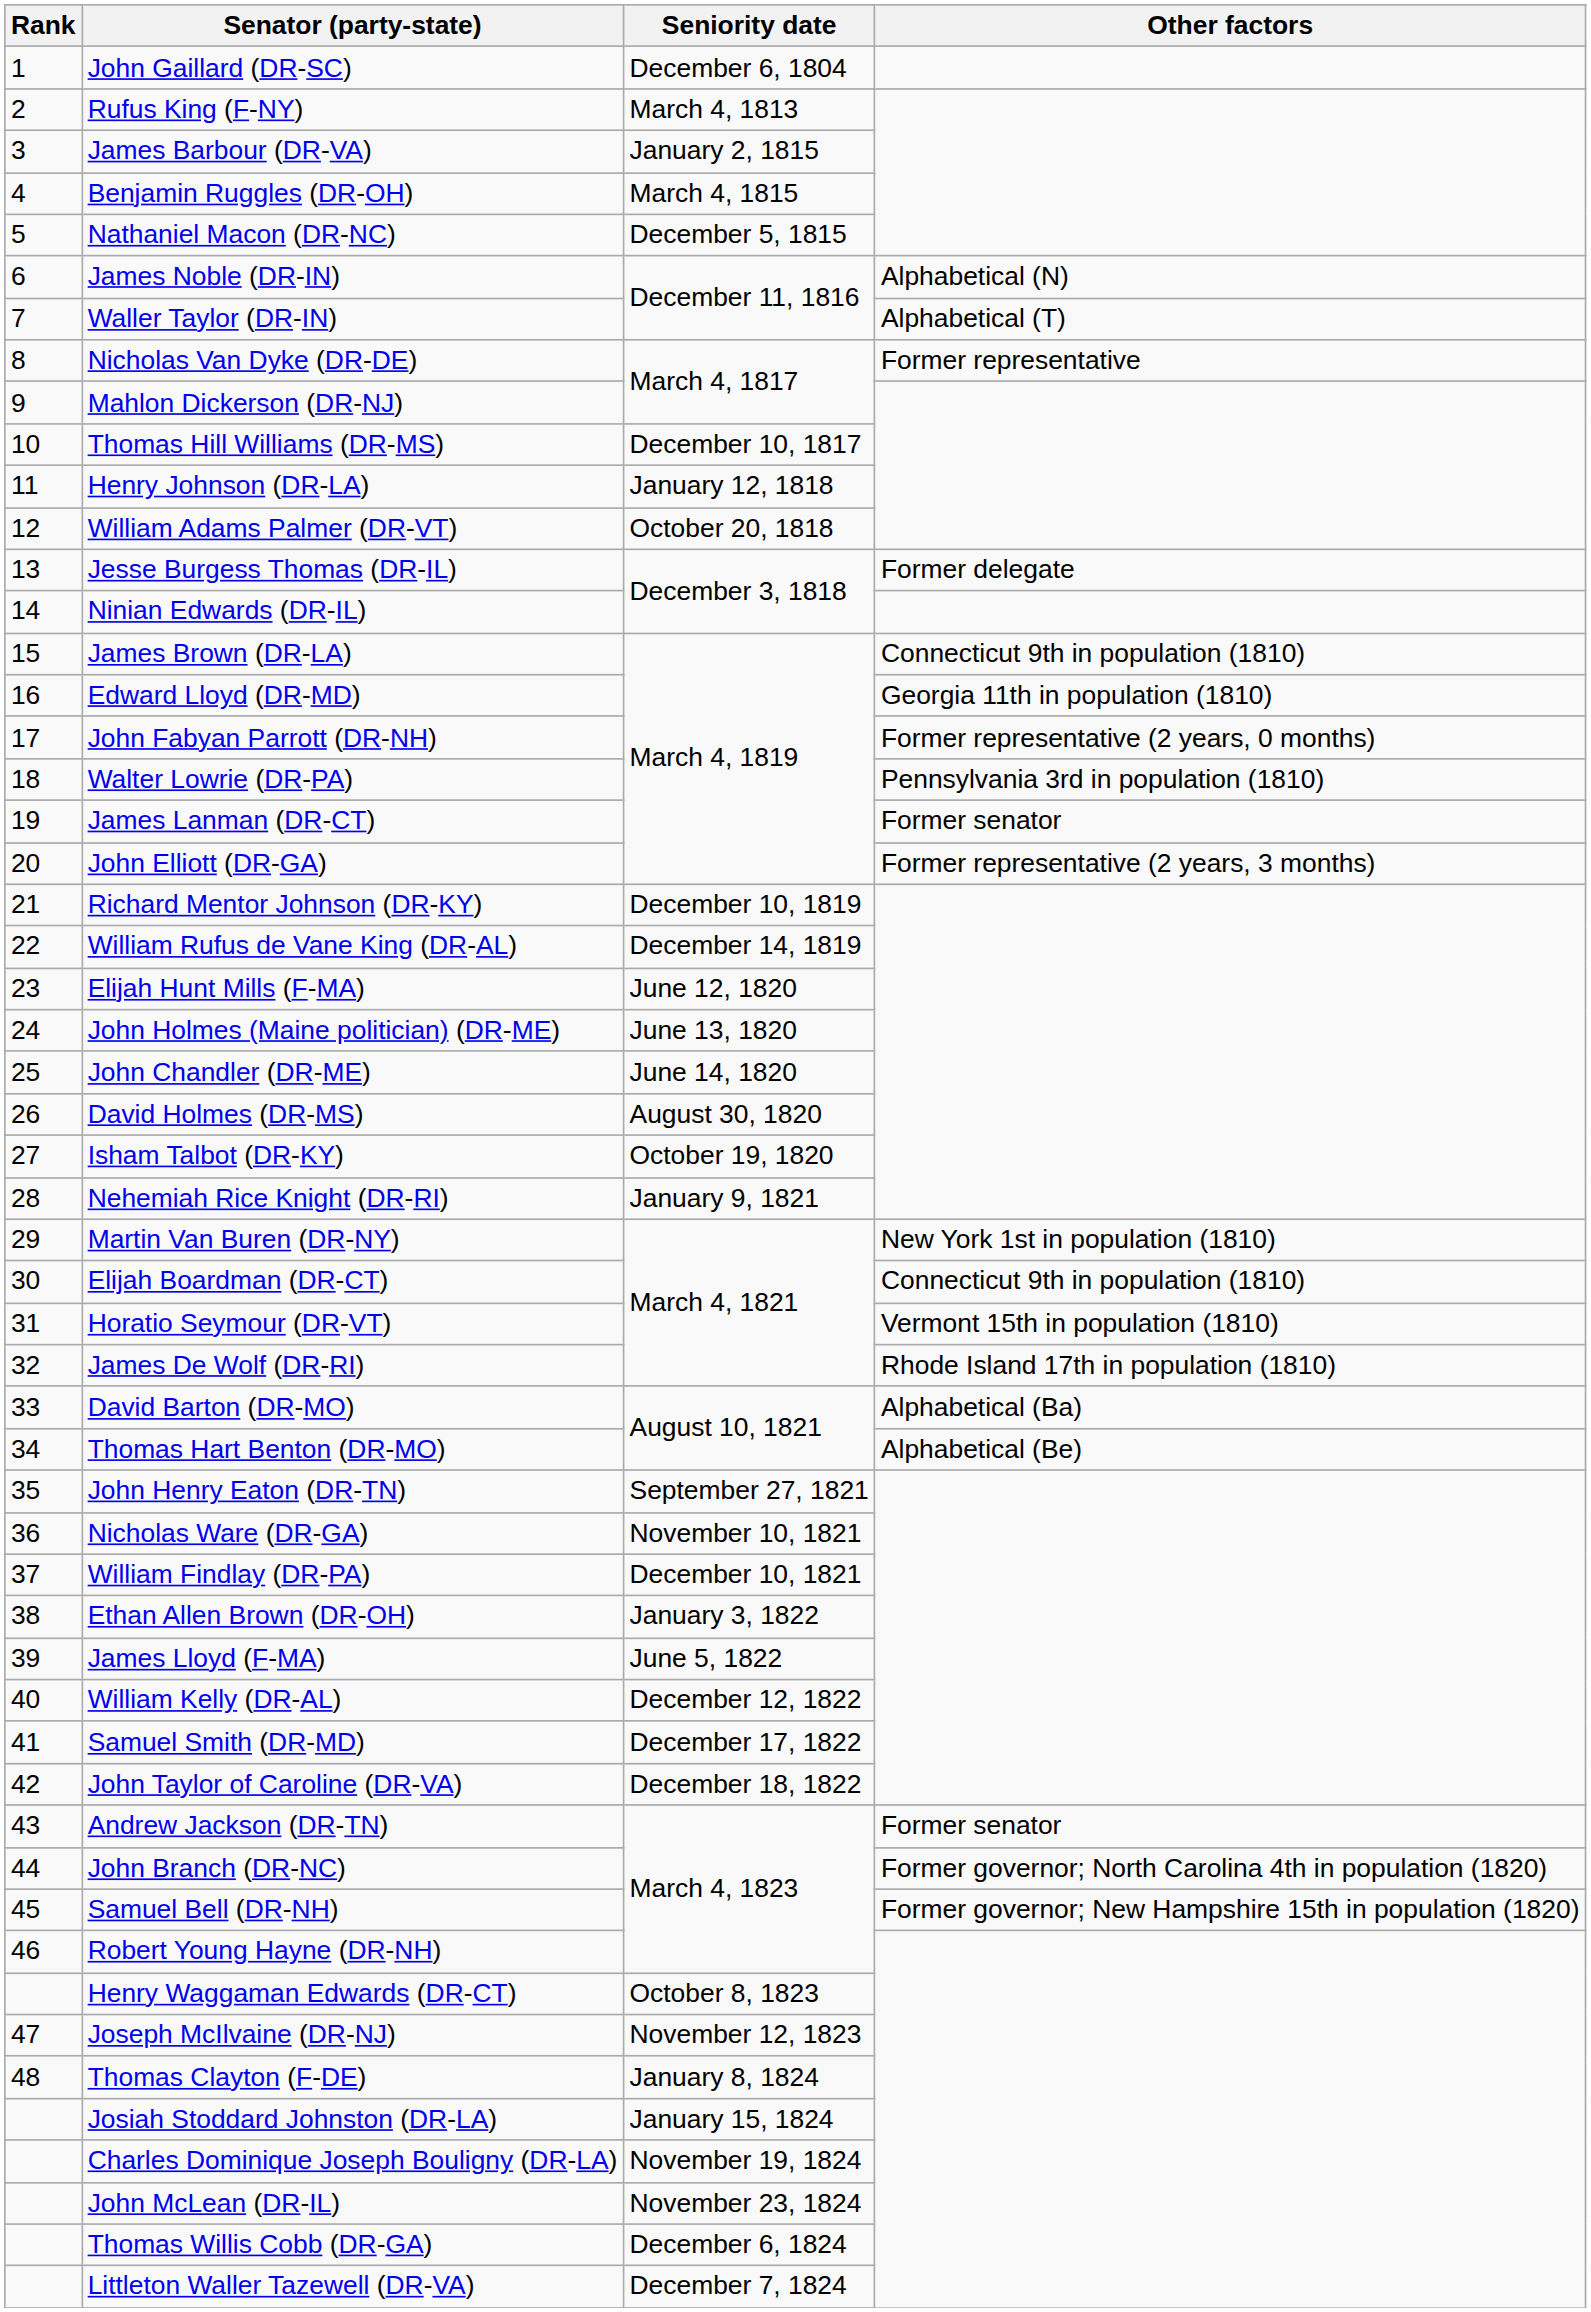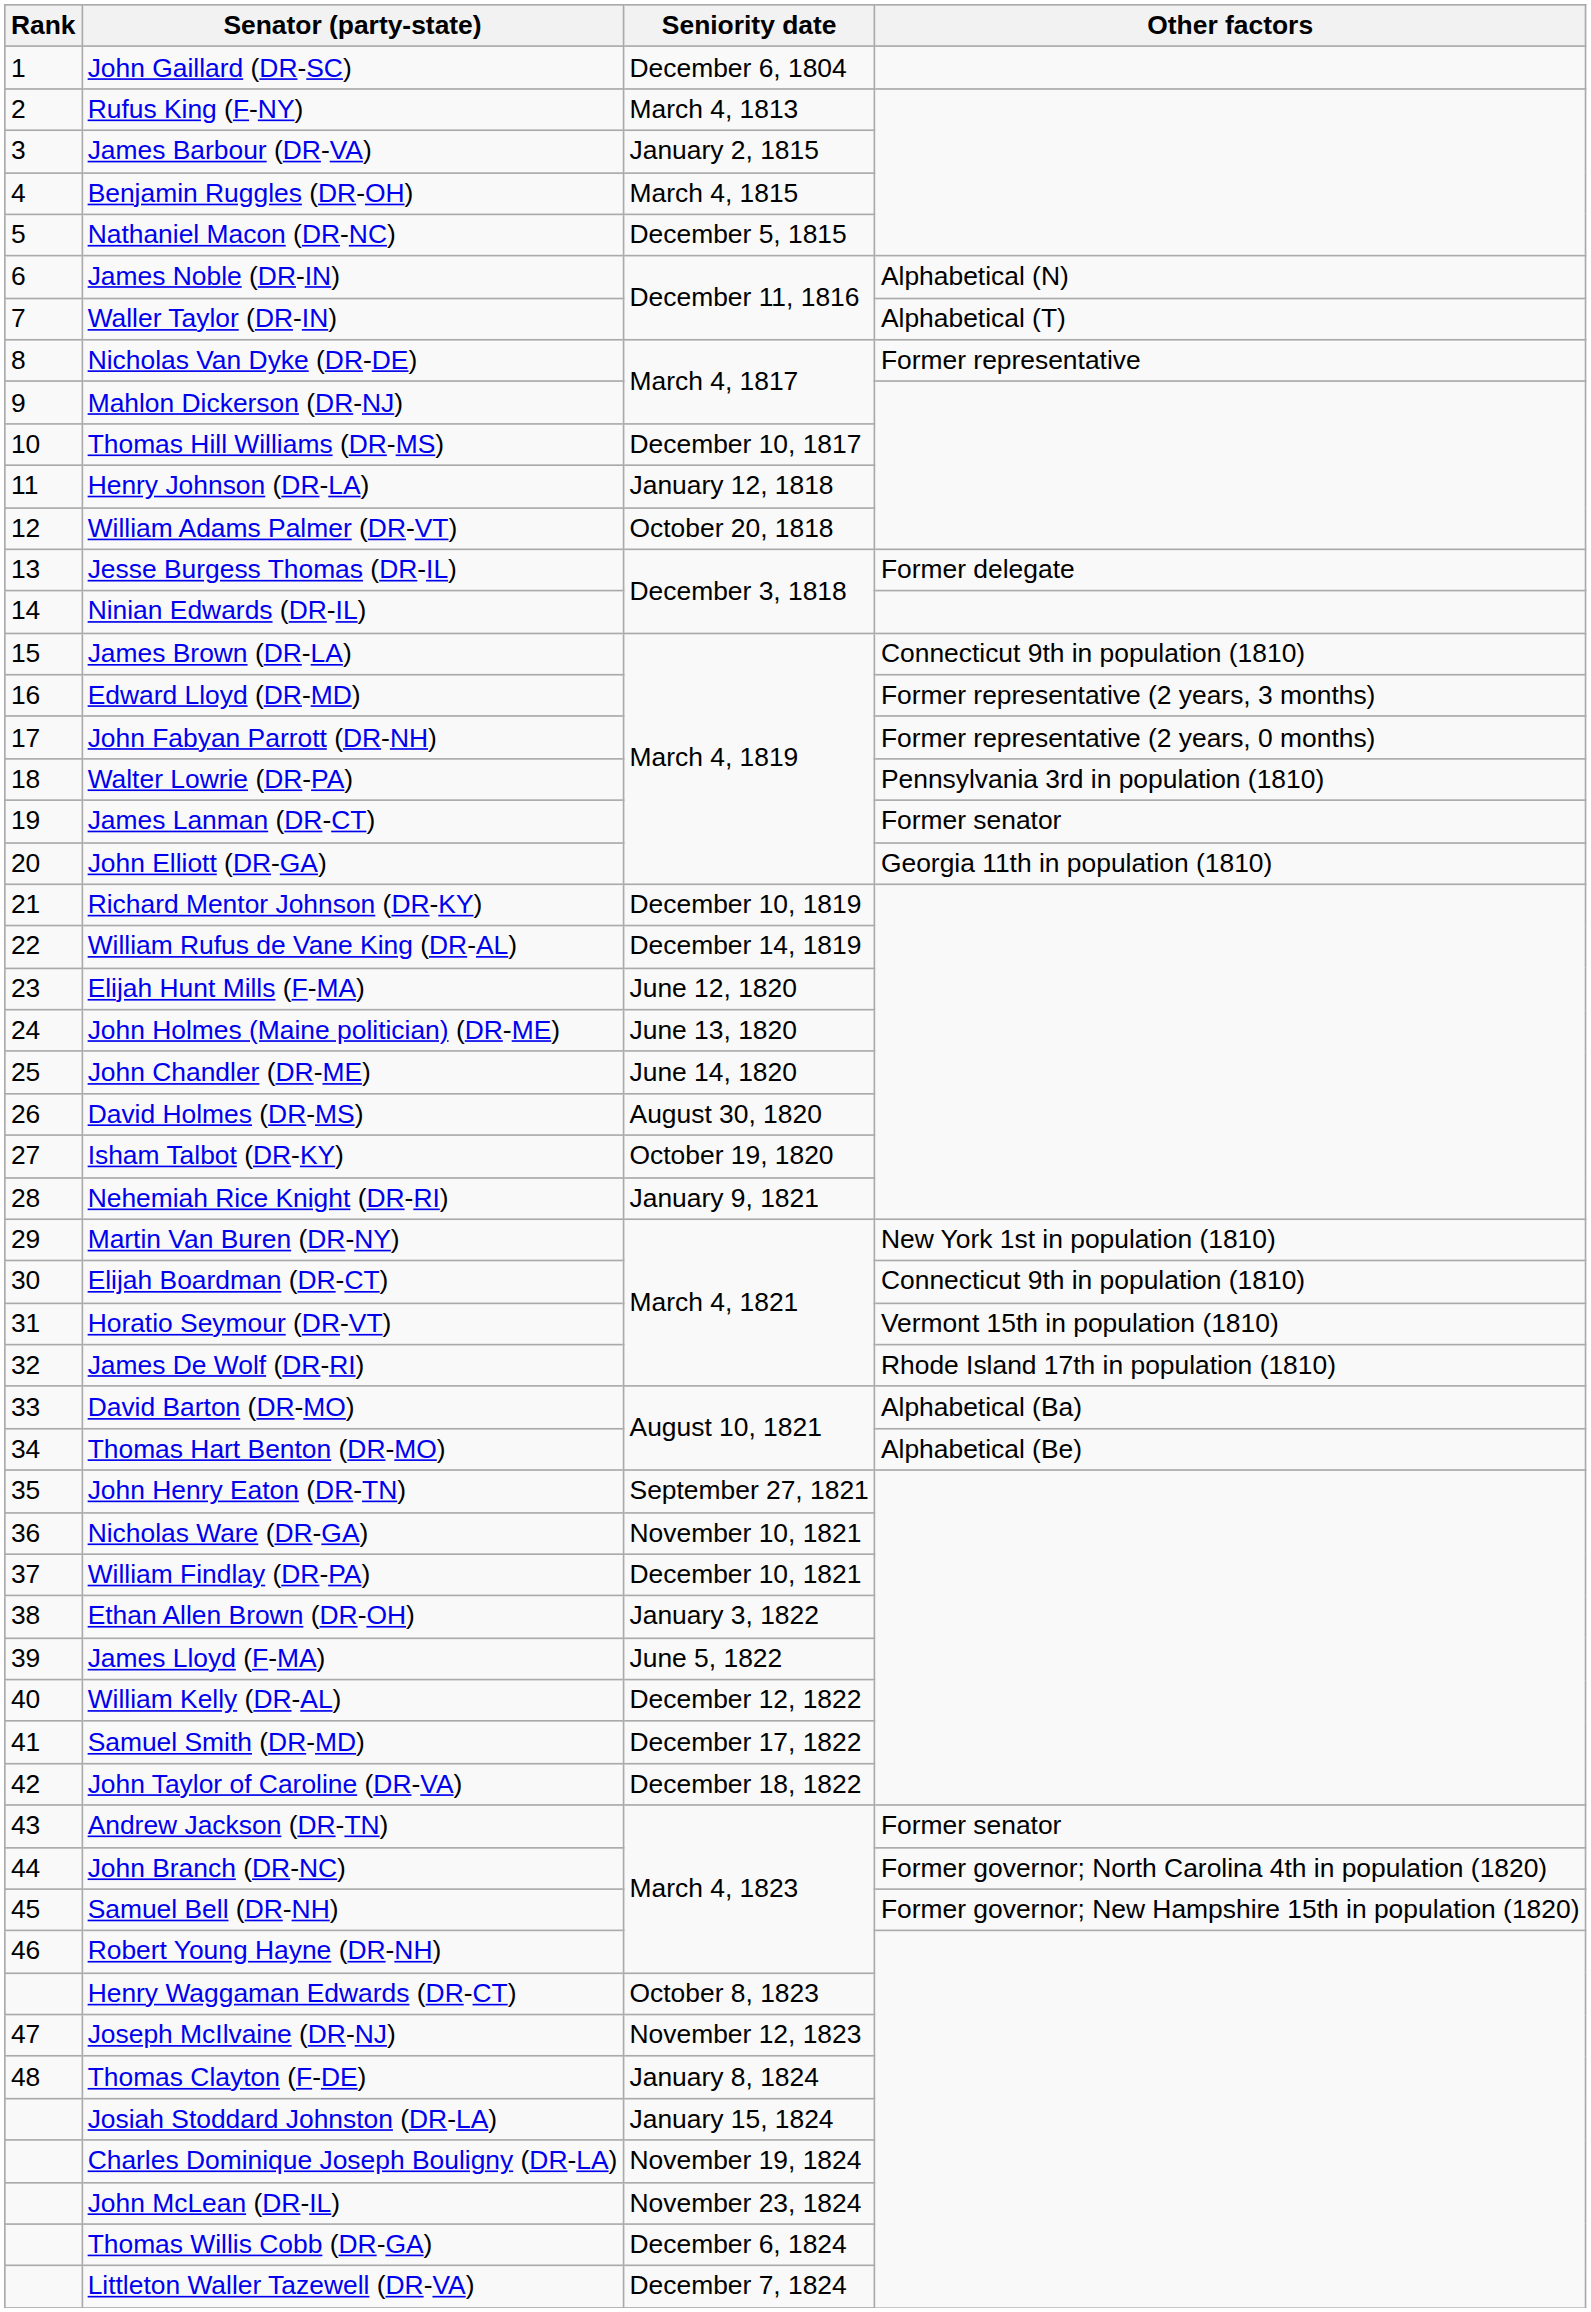(1077, 695) Georgia 11th in population (1810) -> (1128, 695) Former representative (2 years, 3 months)
(1128, 862) Former representative (2 years, 3 months) -> (1077, 862) Georgia 11th in population (1810)
